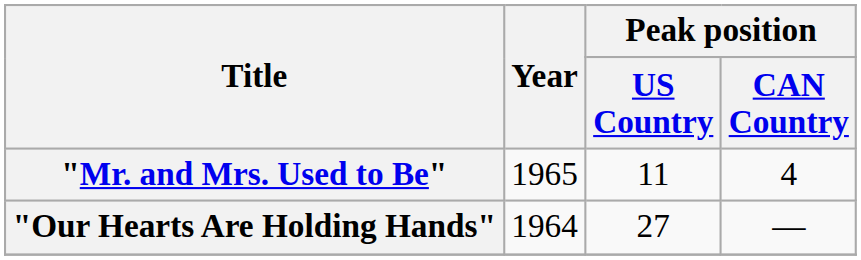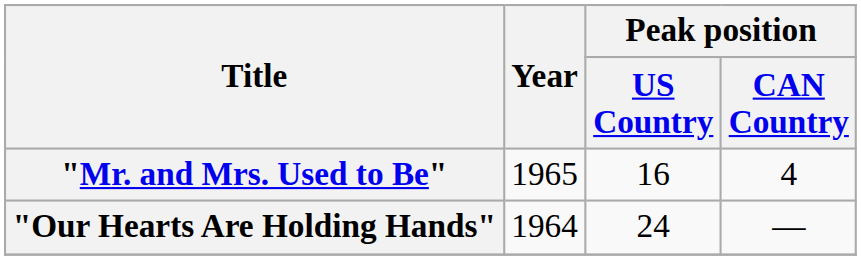(653, 173) 11 -> (653, 173) 16
(653, 226) 27 -> (653, 226) 24
